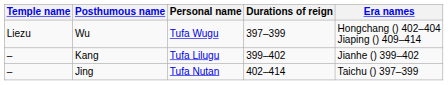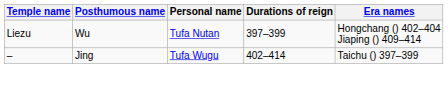(194, 34) Tufa Wugu -> (195, 34) Tufa Nutan
- row: (87, 55)
(195, 71) Tufa Nutan -> (194, 55) Tufa Wugu
